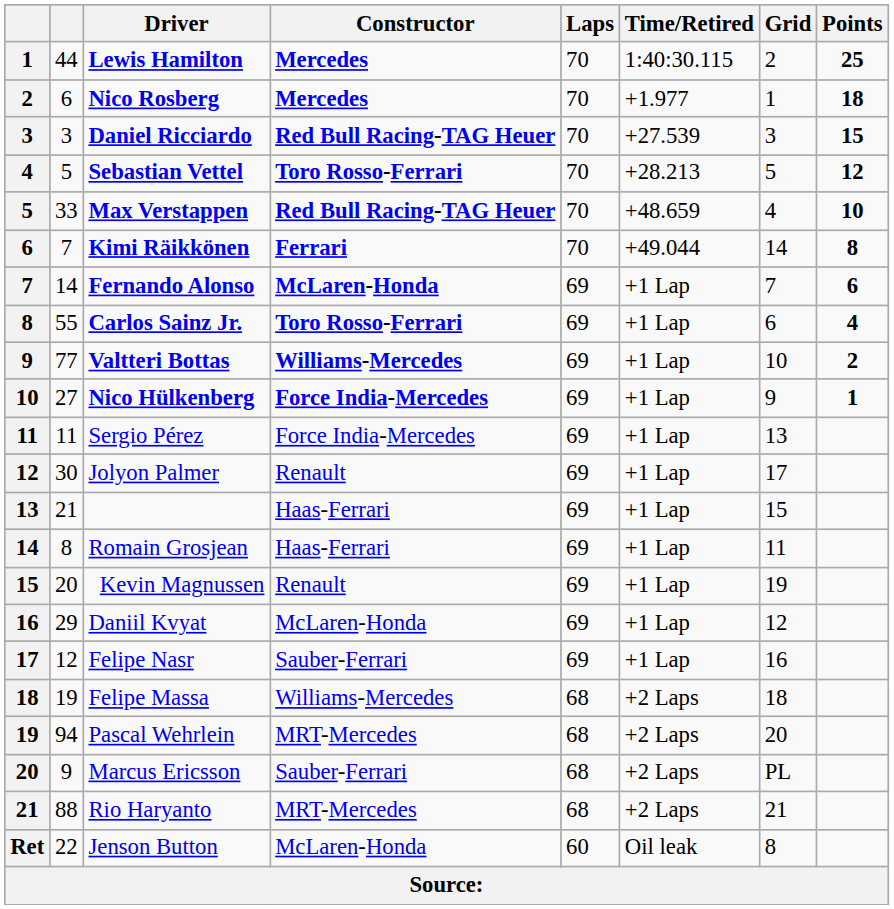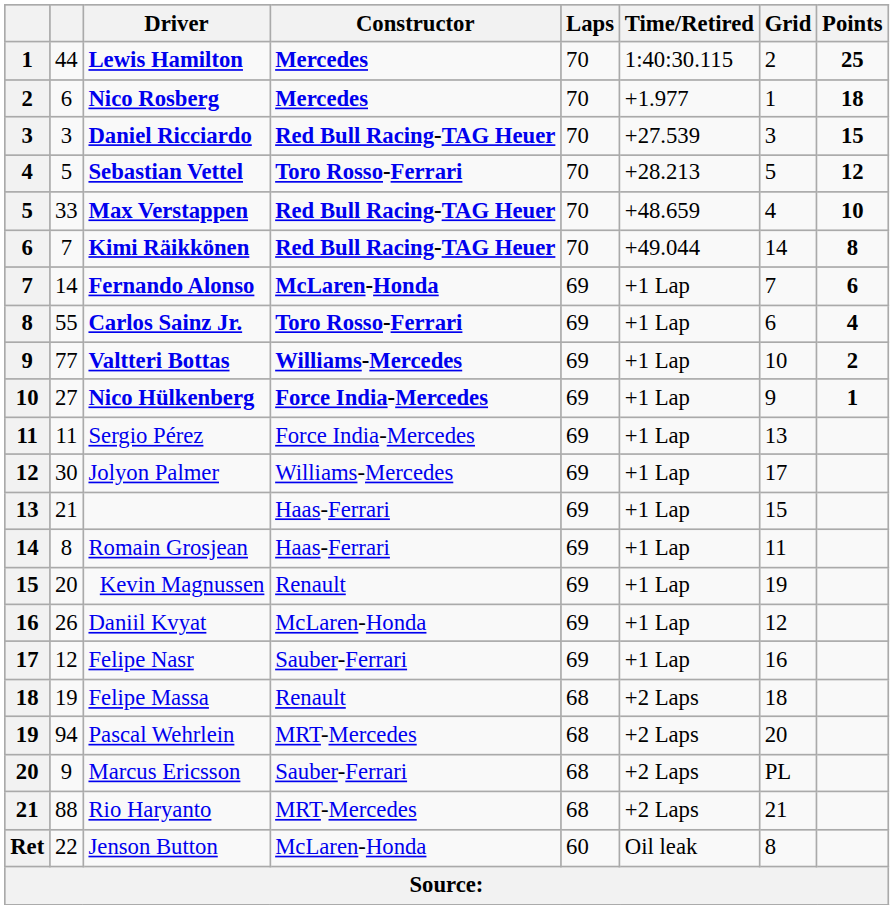(311, 247) Ferrari -> (415, 247) Red Bull Racing-TAG Heuer
(310, 472) Renault -> (364, 472) Williams-Mercedes
(66, 622) 29 -> (66, 622) 26
(364, 697) Williams-Mercedes -> (310, 697) Renault
